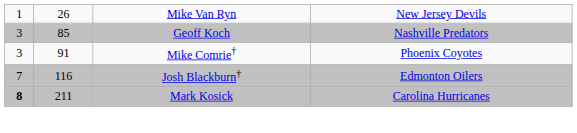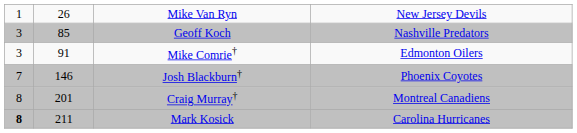(441, 53) Phoenix Coyotes -> (442, 53) Edmonton Oilers
(63, 75) 116 -> (64, 75) 146
(441, 75) Edmonton Oilers -> (442, 75) Phoenix Coyotes
+ row: (202, 98)
